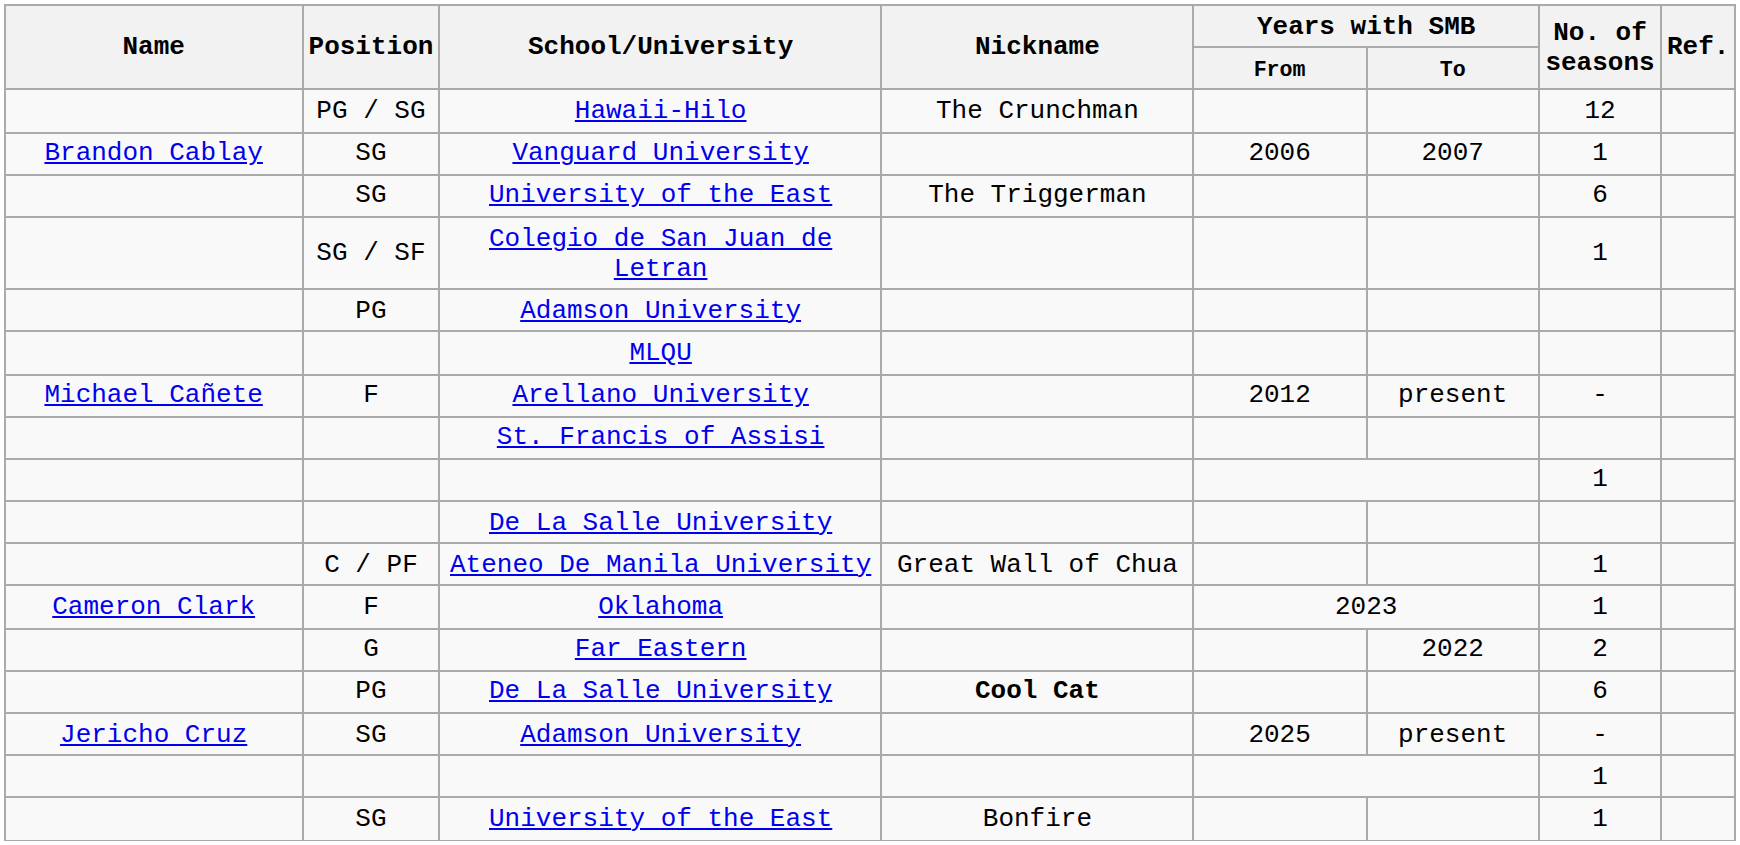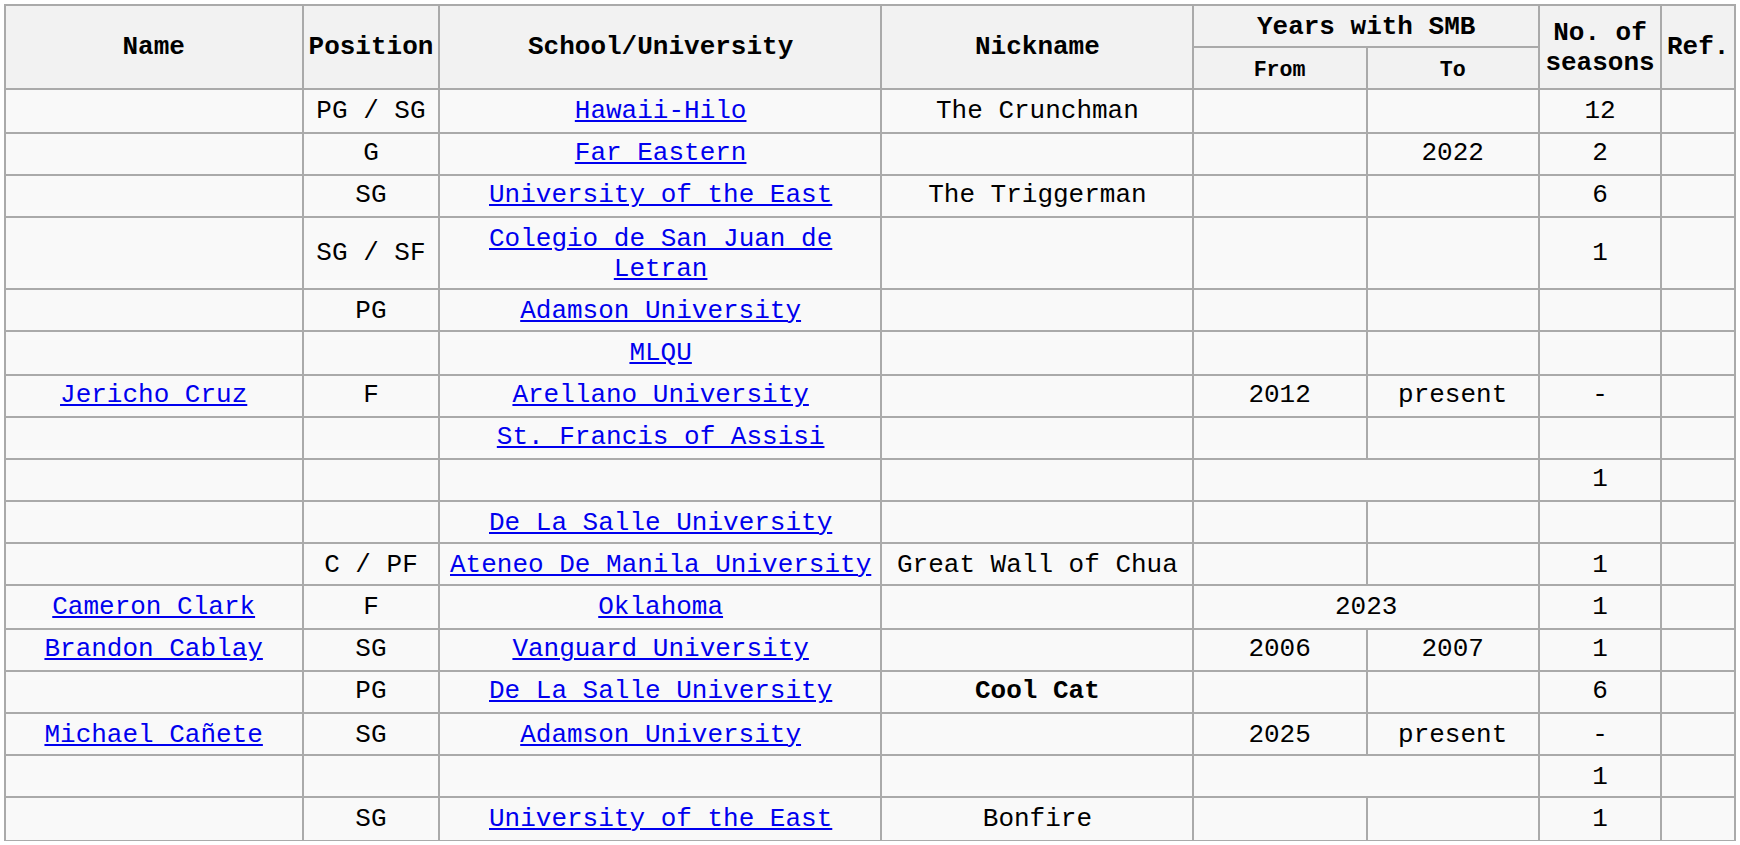rows swapped: (371, 153) <-> (371, 649)
(154, 395) Michael Cañete -> (154, 395) Jericho Cruz
(154, 734) Jericho Cruz -> (154, 734) Michael Cañete
